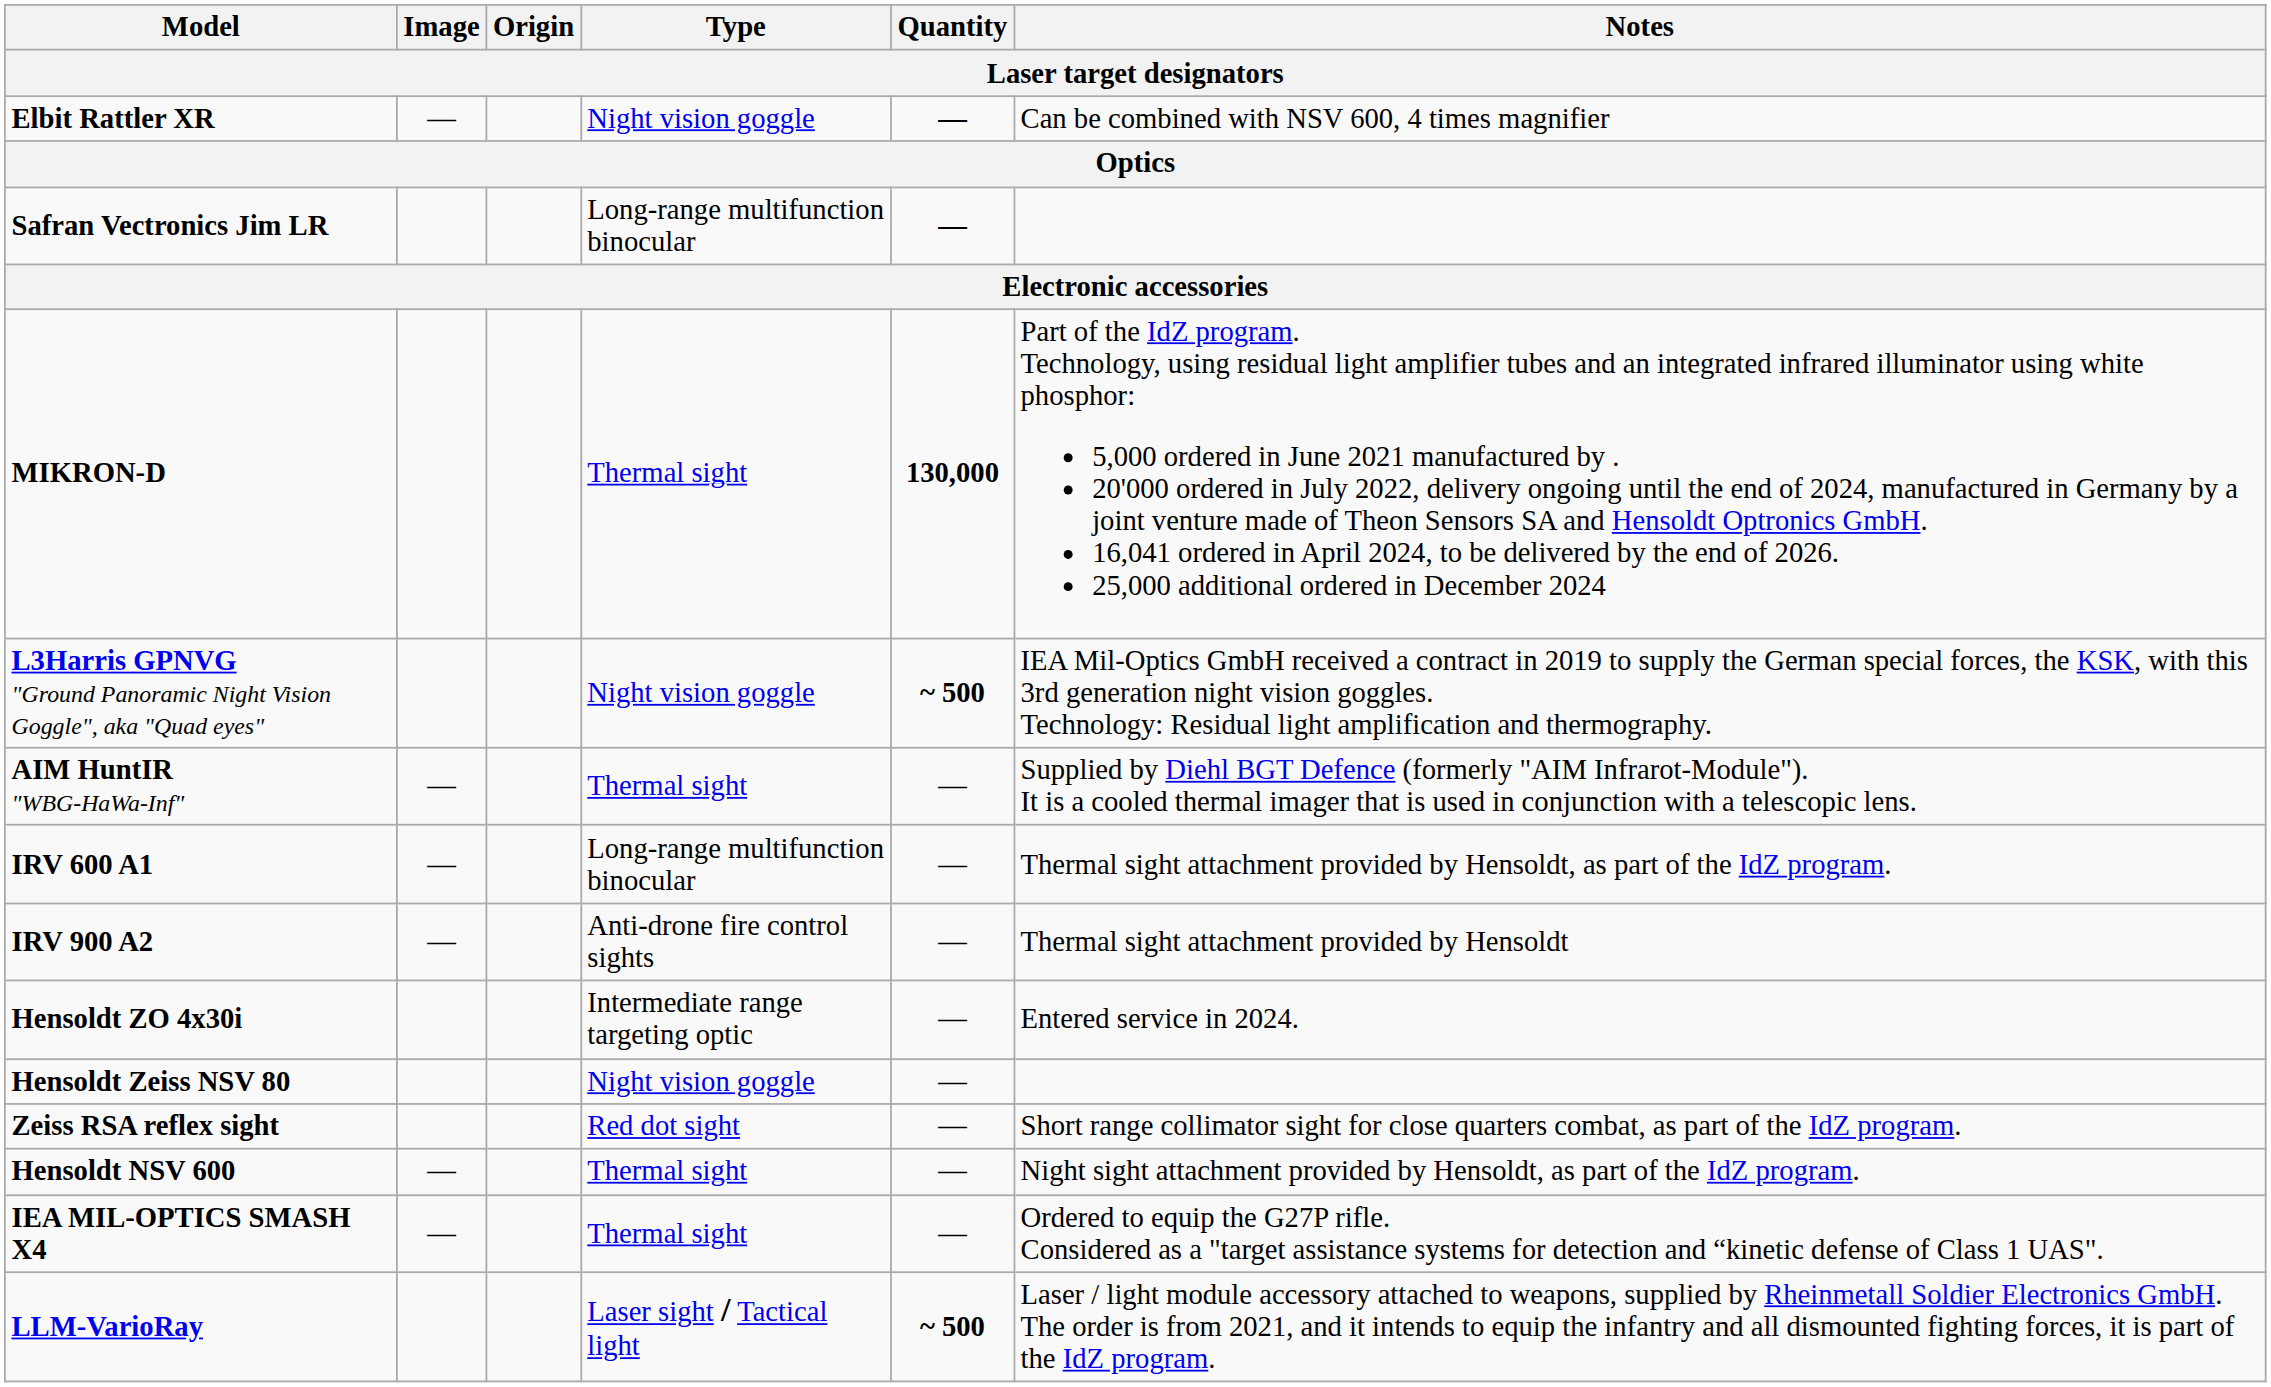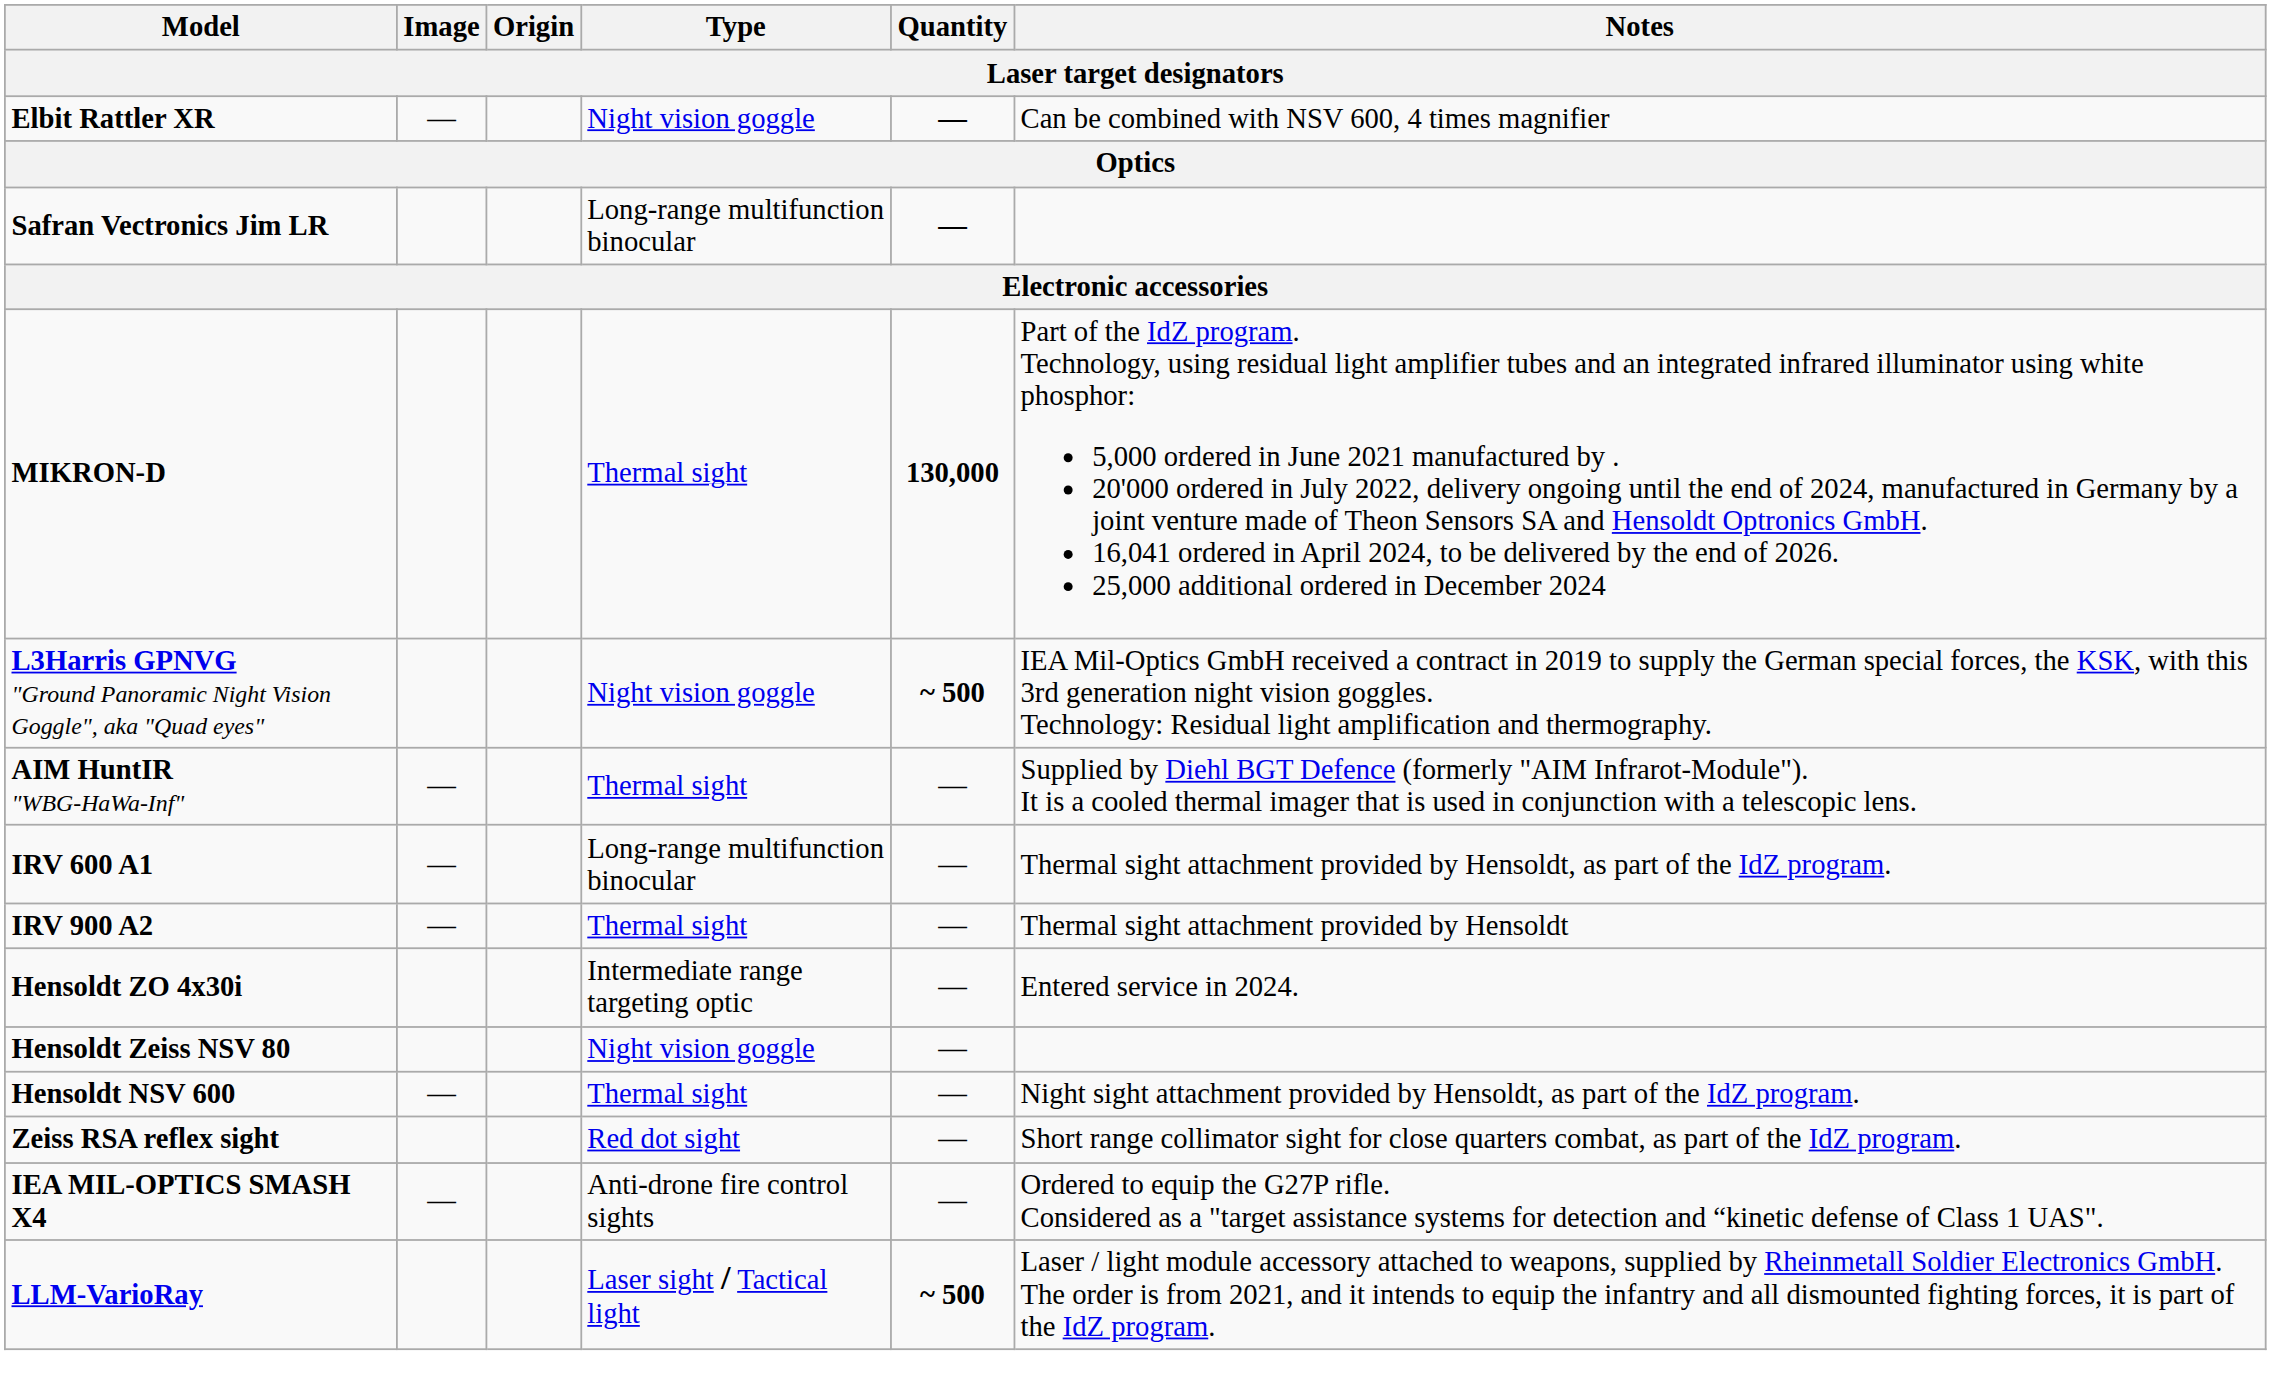(718, 941) Anti-drone fire control sights -> (667, 925) Thermal sight
rows swapped: (123, 1171) <-> (145, 1126)
(667, 1232) Thermal sight -> (718, 1200) Anti-drone fire control sights
